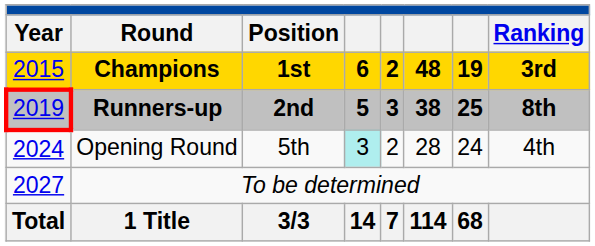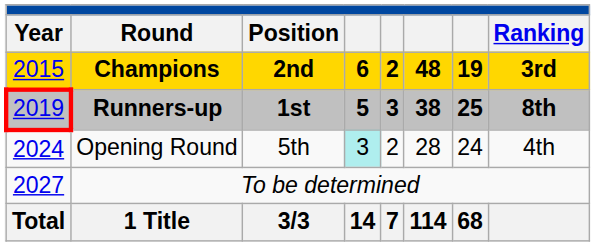(294, 70) 1st -> (294, 70) 2nd
(294, 109) 2nd -> (294, 109) 1st
